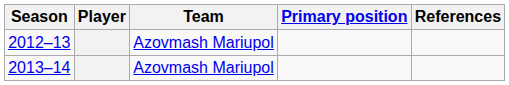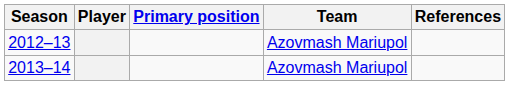columns swapped: (344, 17) <-> (204, 17)
